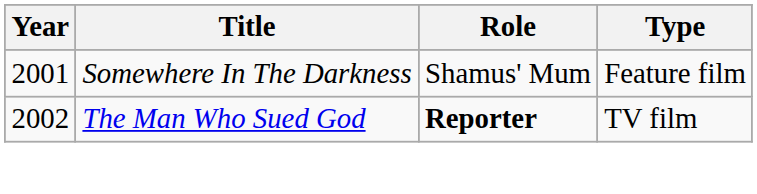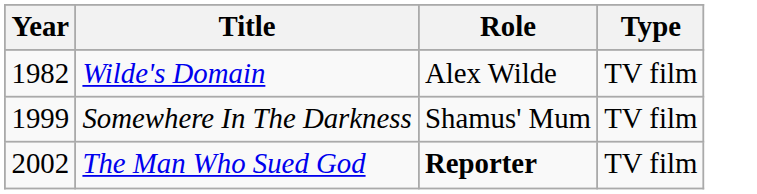+ row: (174, 73)
(40, 73) 2001 -> (40, 118) 1999
(675, 73) Feature film -> (651, 118) TV film
